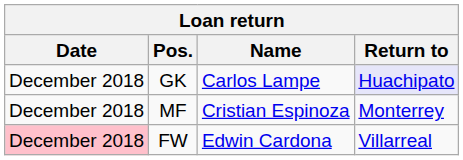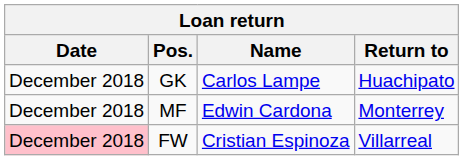(406, 80) lavender background -> (406, 80) no background
(276, 110) Cristian Espinoza -> (267, 110) Edwin Cardona
(267, 140) Edwin Cardona -> (276, 140) Cristian Espinoza
